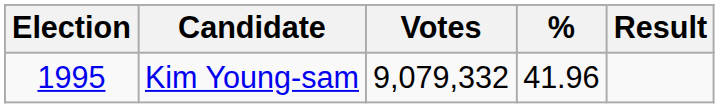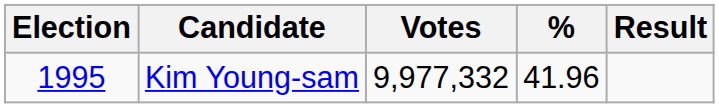(441, 77) 9,079,332 -> (441, 77) 9,977,332
